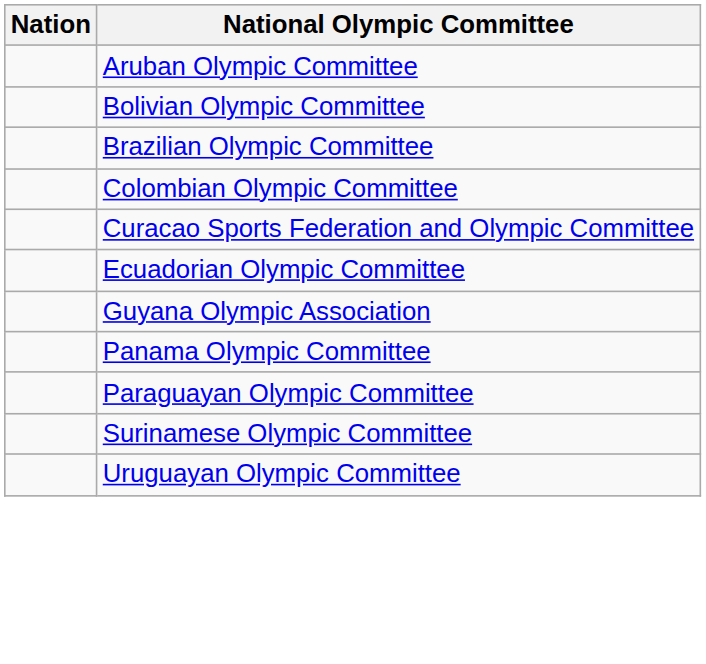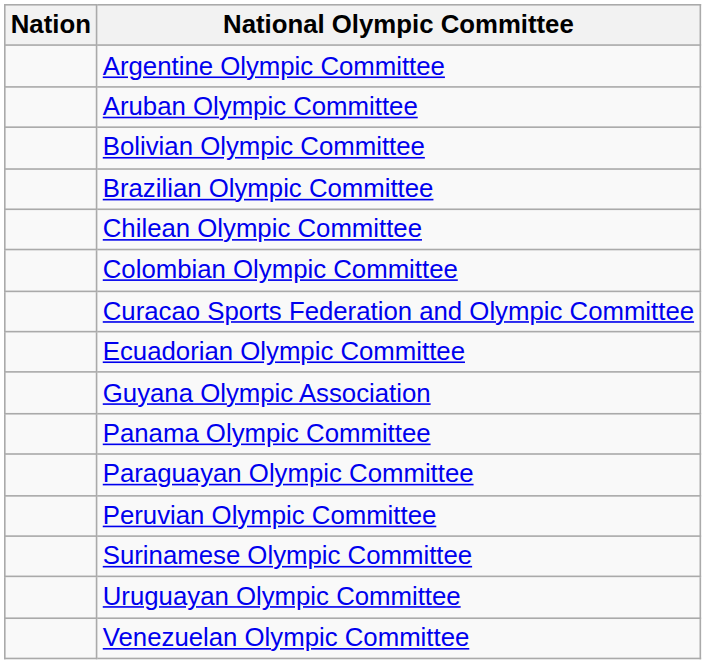+ row: (274, 65)
+ row: (262, 229)
+ row: (270, 515)
+ row: (286, 637)
